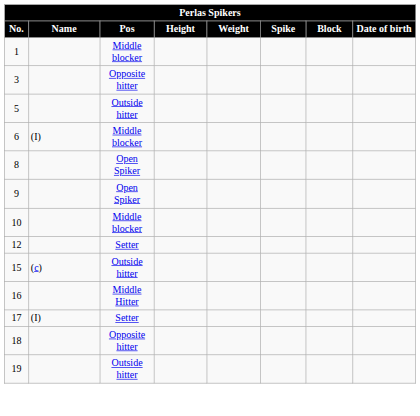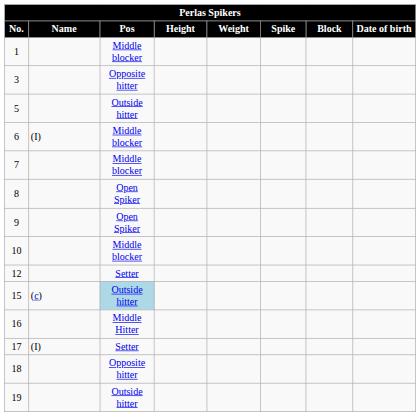+ row: (16, 165)
(127, 267) no background -> (127, 295) lightblue background
